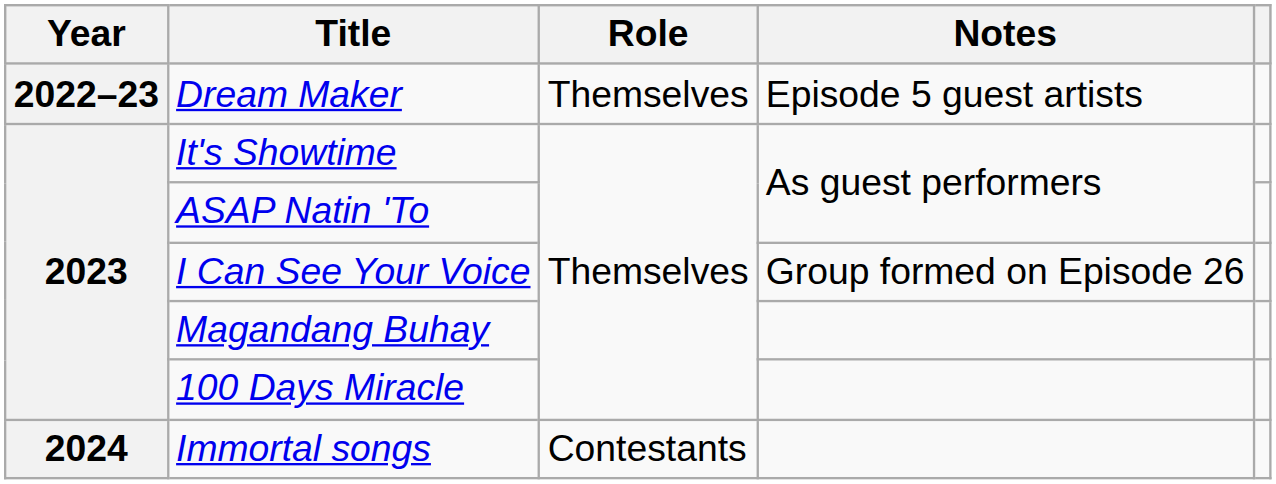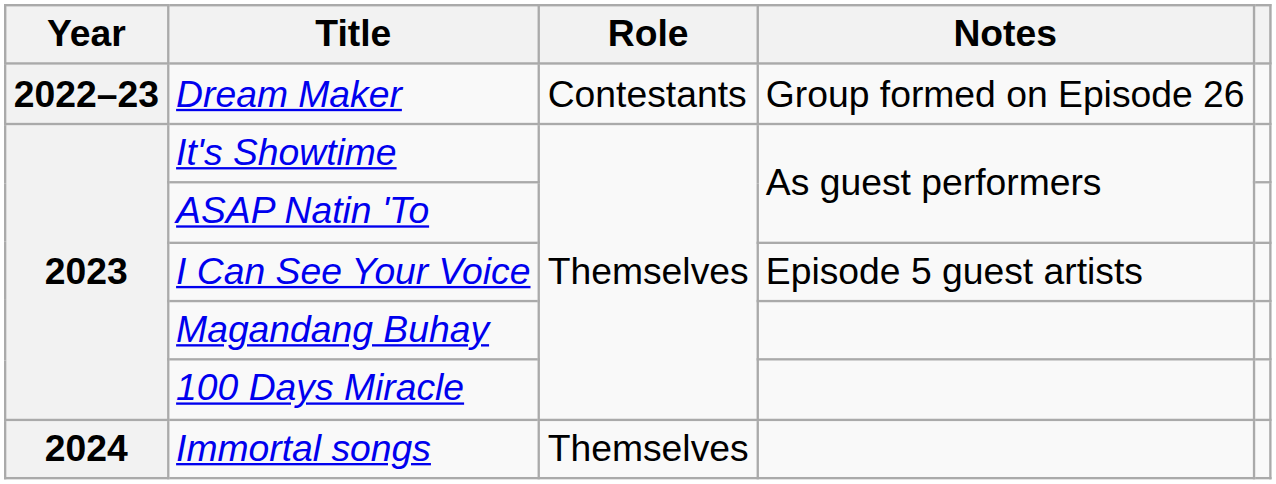(648, 93) Themselves -> (647, 93) Contestants
(954, 93) Episode 5 guest artists -> (1005, 93) Group formed on Episode 26
(1005, 270) Group formed on Episode 26 -> (954, 270) Episode 5 guest artists
(647, 447) Contestants -> (648, 447) Themselves
